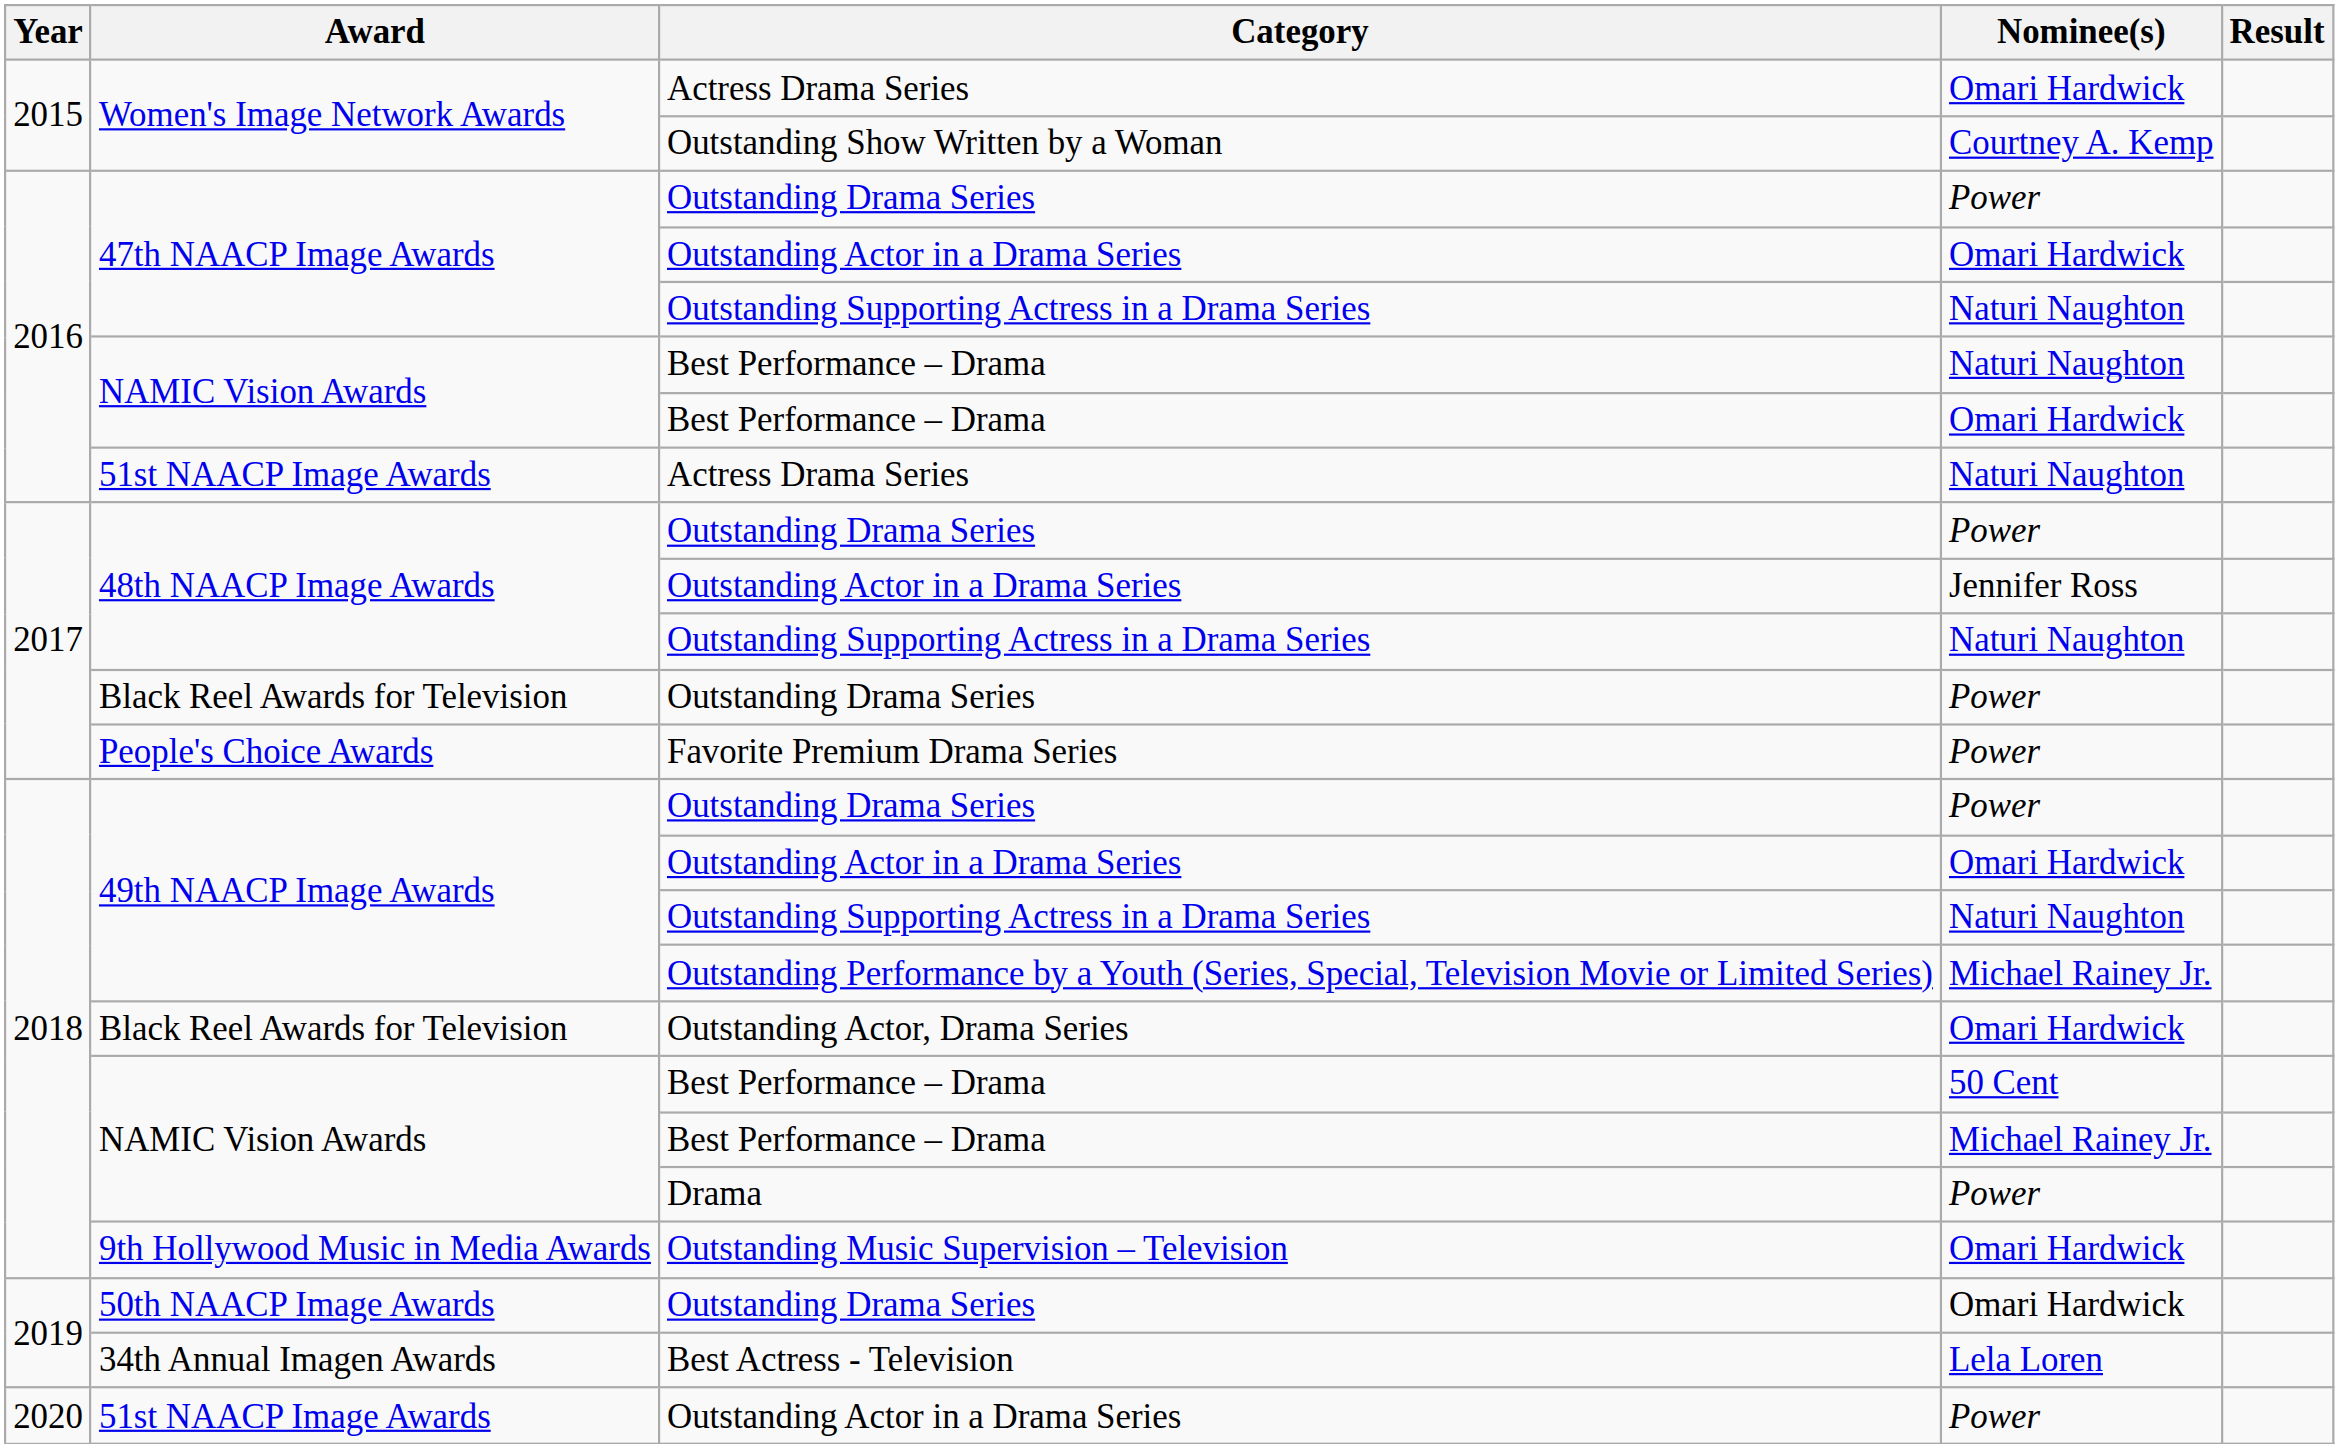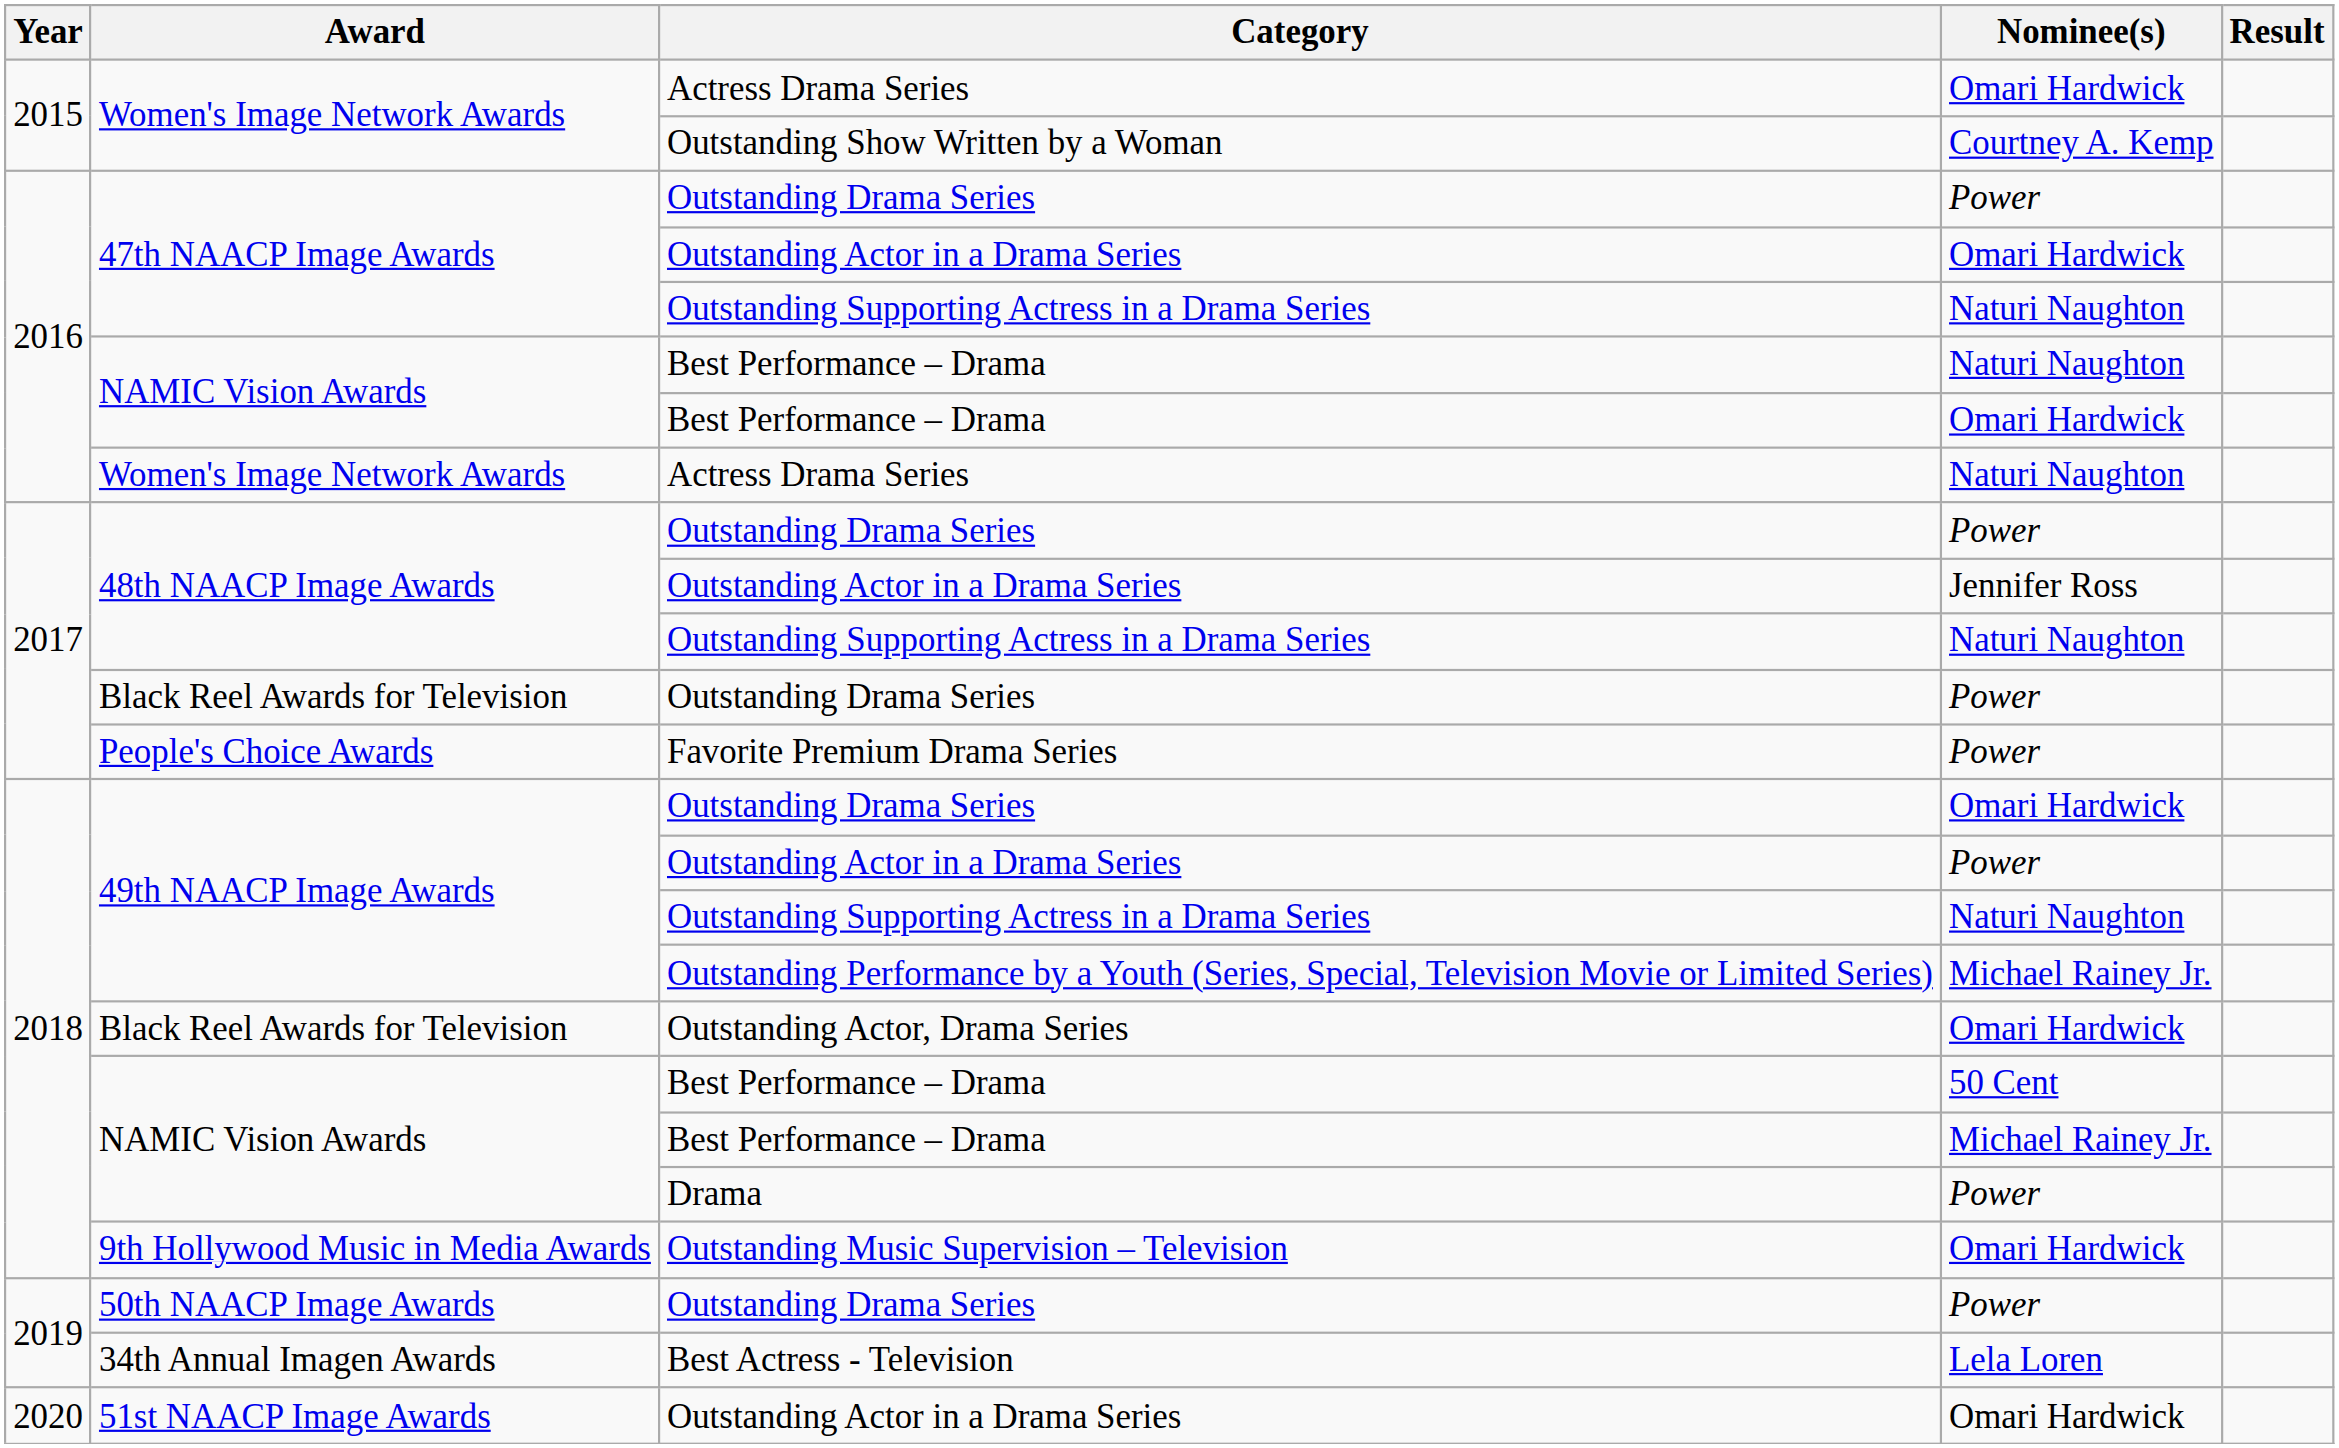(295, 474) 51st NAACP Image Awards -> (332, 474) Women's Image Network Awards
(1995, 806) Power -> (2067, 806) Omari Hardwick
(2067, 861) Omari Hardwick -> (1995, 861) Power
(2067, 1304) Omari Hardwick -> (1995, 1304) Power
(1995, 1415) Power -> (2067, 1415) Omari Hardwick
